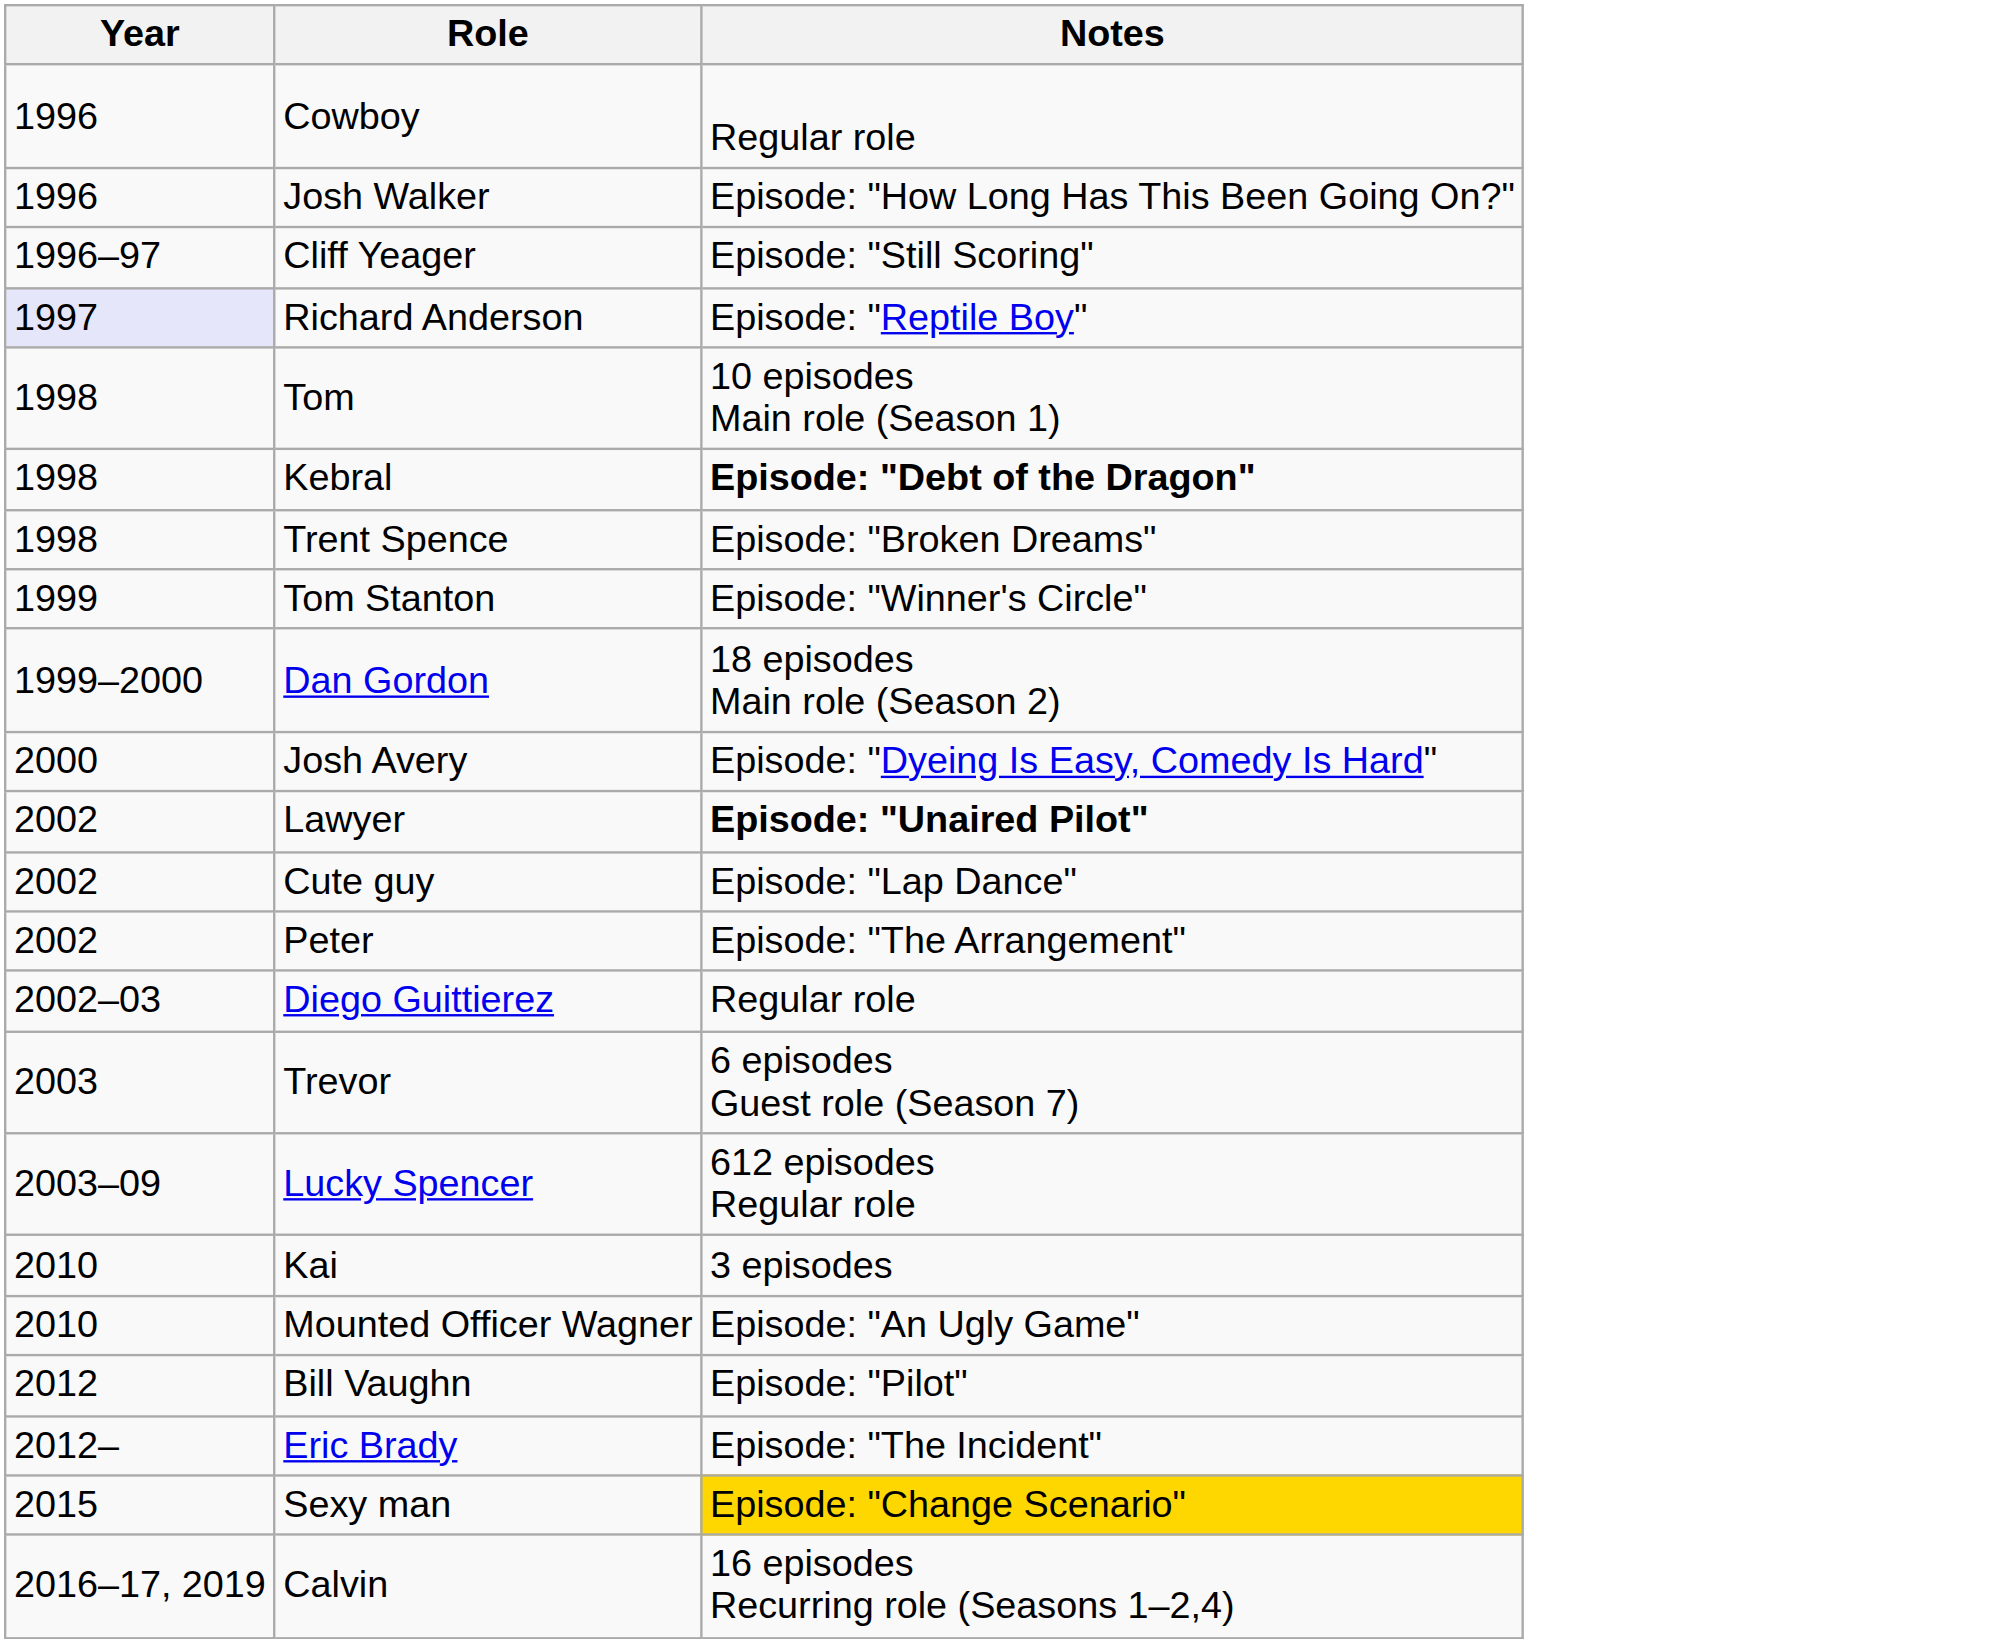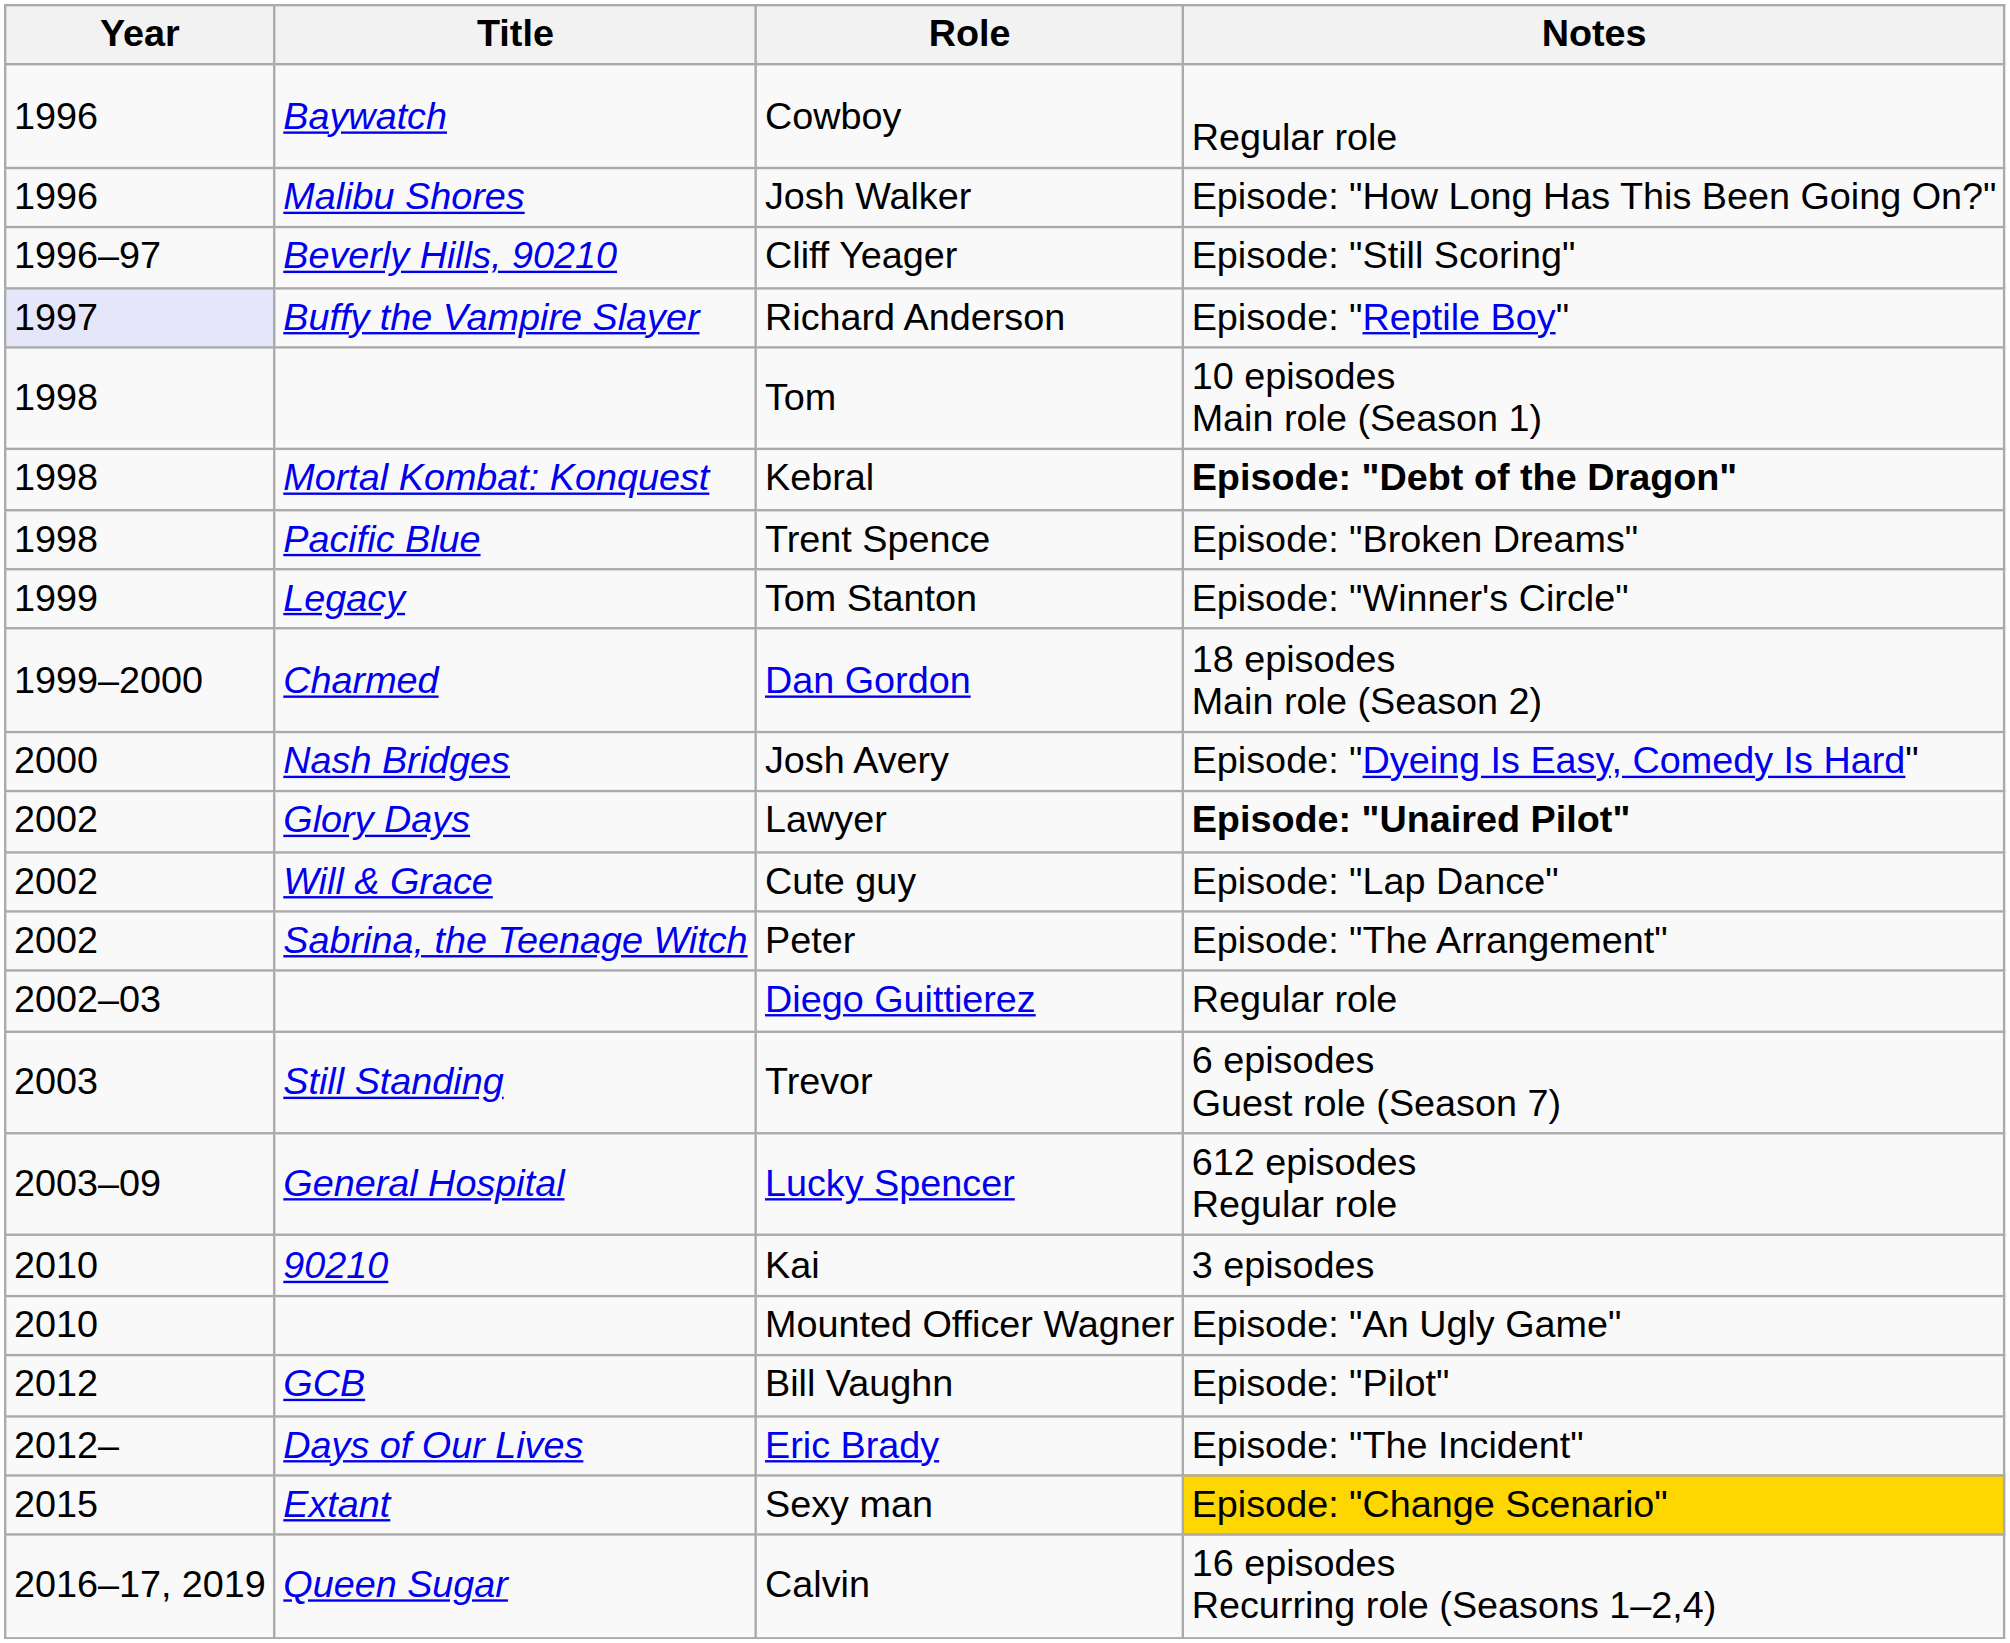+ column: (515, 34)
